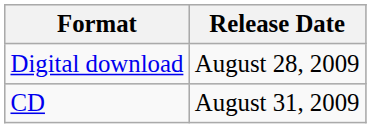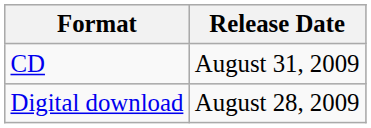rows swapped: (97, 63) <-> (28, 102)
